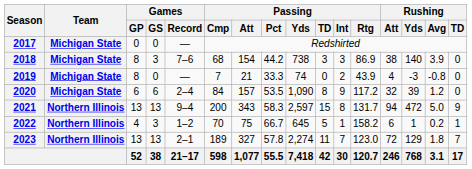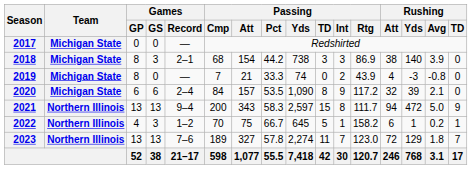(185, 60) 7–6 -> (185, 60) 2–1
(437, 92) 1.2 -> (437, 92) 2.1
(366, 108) 131.7 -> (366, 108) 111.7
(185, 140) 2–1 -> (185, 140) 7–6
